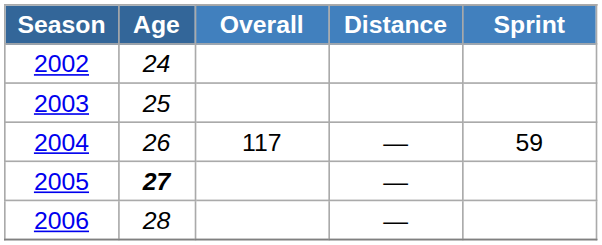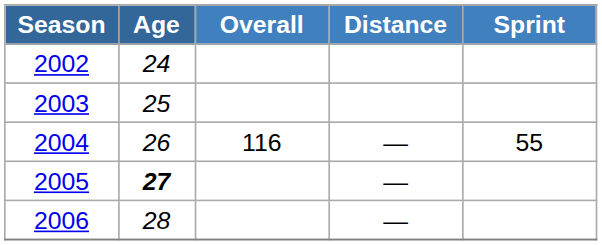(262, 142) 117 -> (262, 142) 116
(529, 142) 59 -> (529, 142) 55
